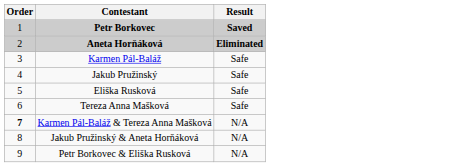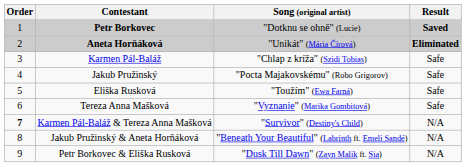+ column: (312, 12)
